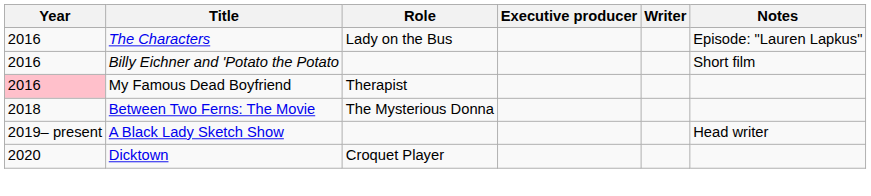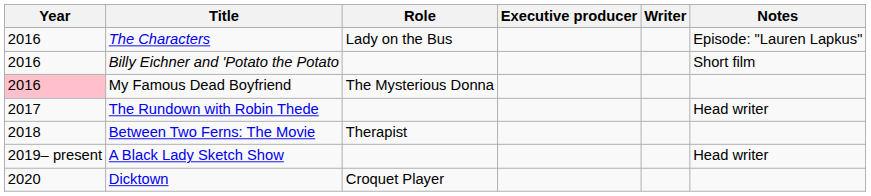(377, 86) Therapist -> (420, 86) The Mysterious Donna
+ row: (214, 109)
(420, 109) The Mysterious Donna -> (377, 132) Therapist
